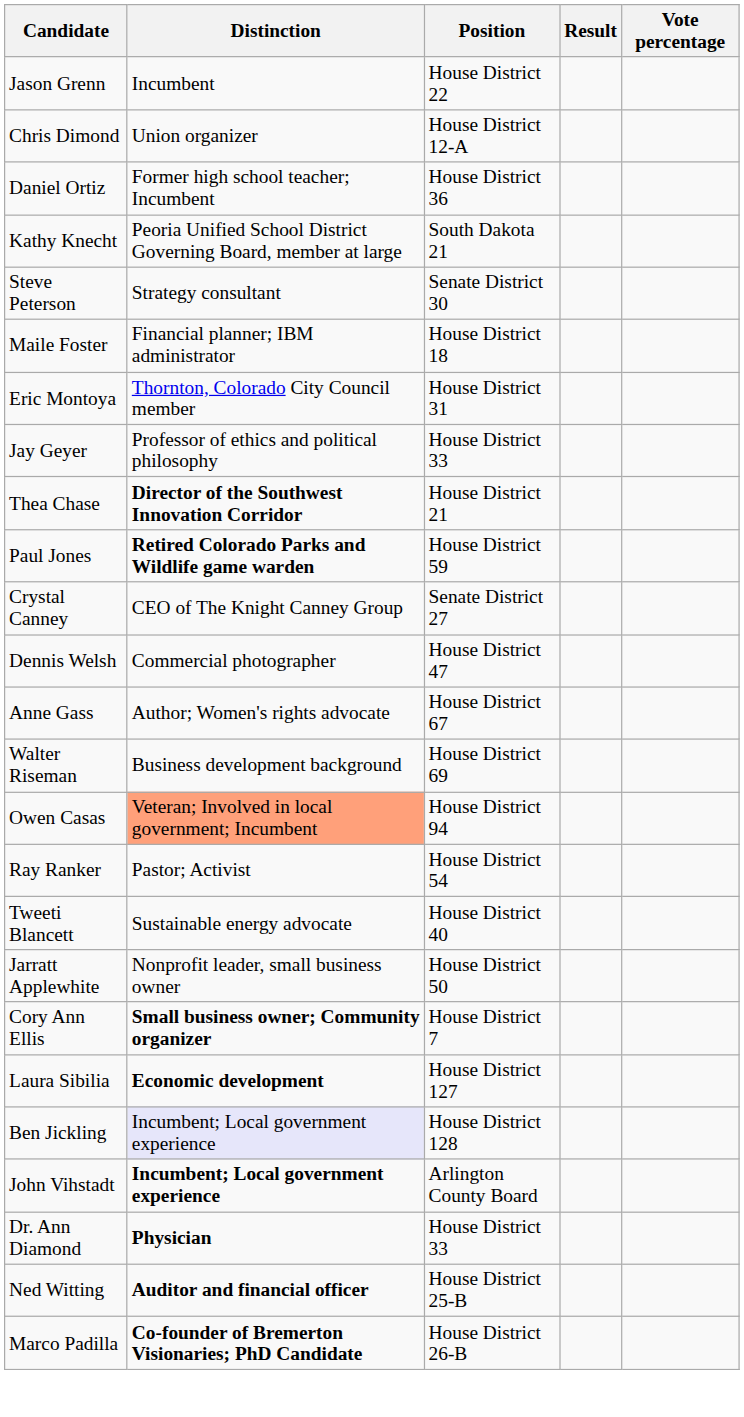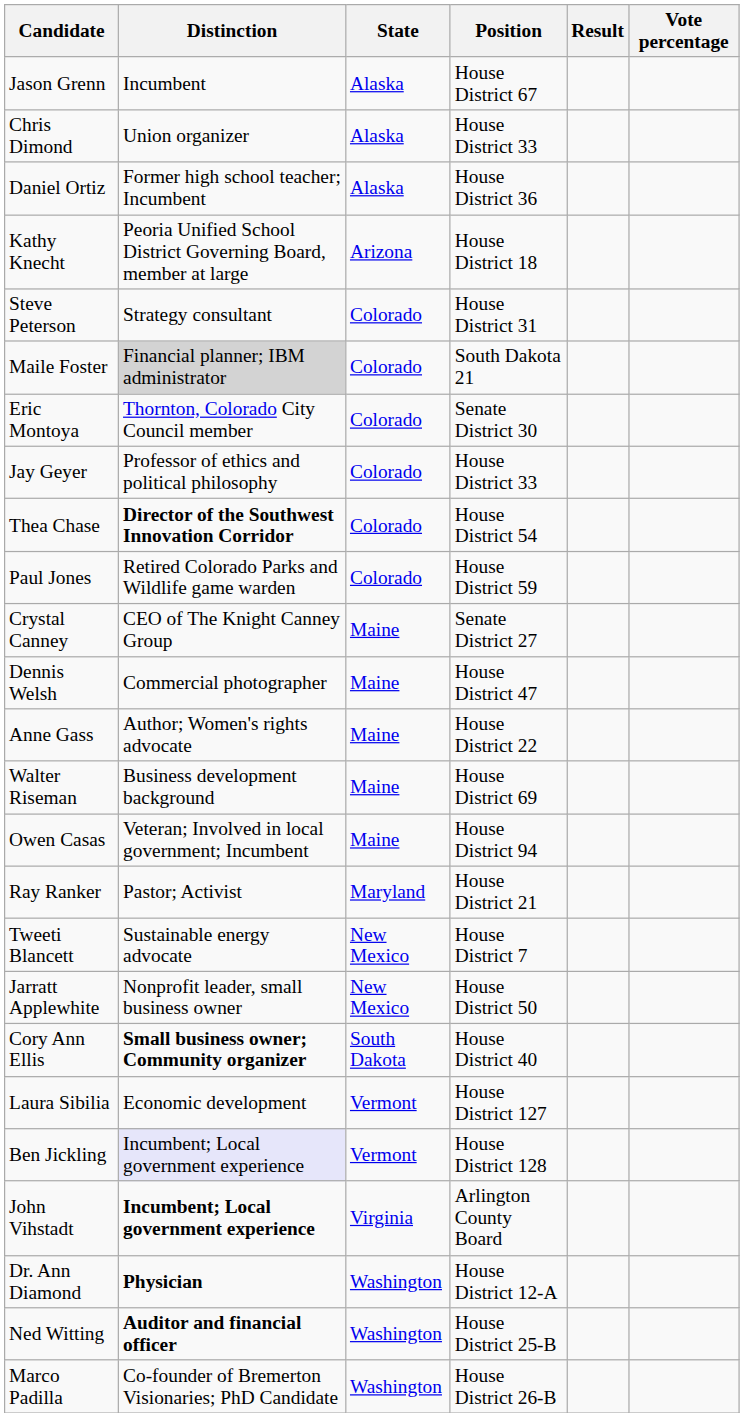+ column: (398, 30)
(485, 83) House District 22 -> (496, 83) House District 67
(485, 135) House District 12-A -> (496, 135) House District 33
(482, 240) South Dakota 21 -> (496, 251) House District 18
(486, 293) Senate District 30 -> (496, 314) House District 31
(223, 345) no background -> (214, 367) lightgrey background
(485, 345) House District 18 -> (508, 367) South Dakota 21
(485, 398) House District 31 -> (496, 419) Senate District 30
(485, 503) House District 21 -> (496, 524) House District 54
(249, 555) bold -> (230, 577) normal
(485, 713) House District 67 -> (496, 734) House District 22
(232, 817) lightsalmon background -> (223, 839) no background
(485, 870) House District 54 -> (496, 892) House District 21
(485, 922) House District 40 -> (491, 944) House District 7
(485, 1027) House District 7 -> (496, 1049) House District 40
(228, 1080) bold -> (215, 1102) normal
(485, 1237) House District 33 -> (506, 1281) House District 12-A
(247, 1342) bold -> (231, 1386) normal
